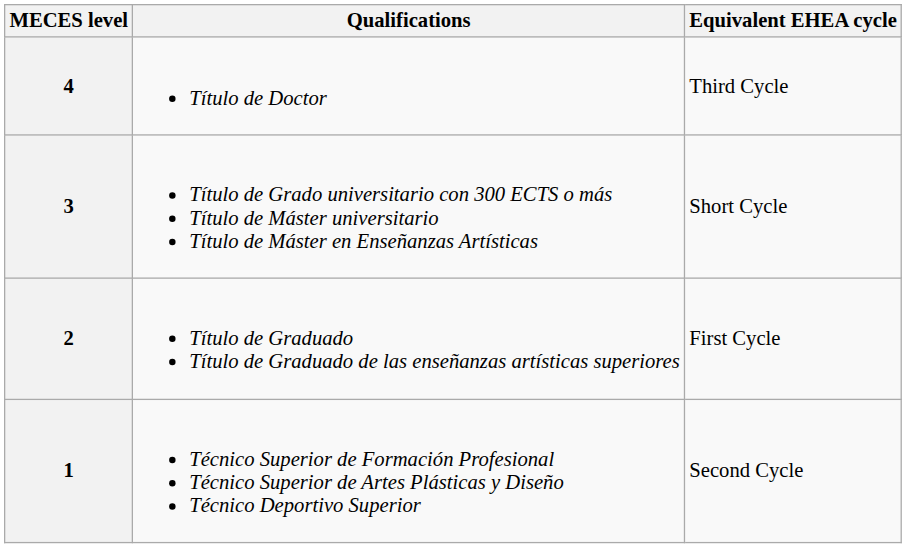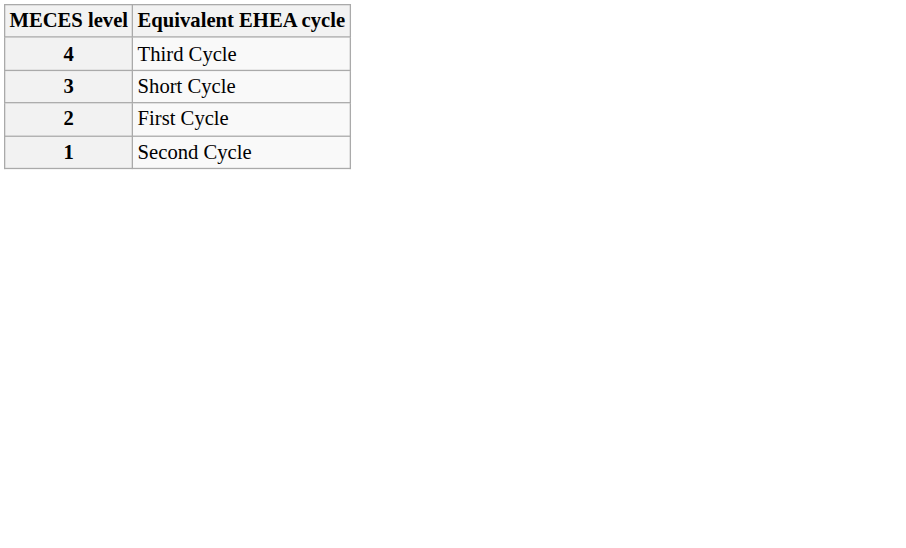- column: (409, 20)
